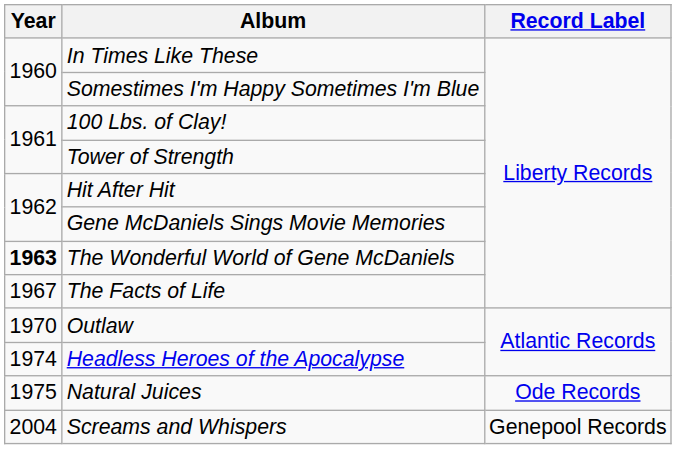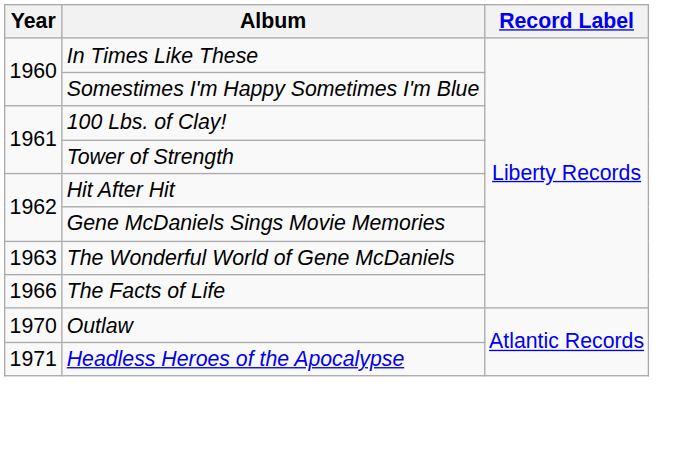(33, 257) bold -> (33, 257) normal
(33, 291) 1967 -> (33, 291) 1966
(33, 358) 1974 -> (33, 358) 1971
- row: (134, 392)
- row: (177, 426)
